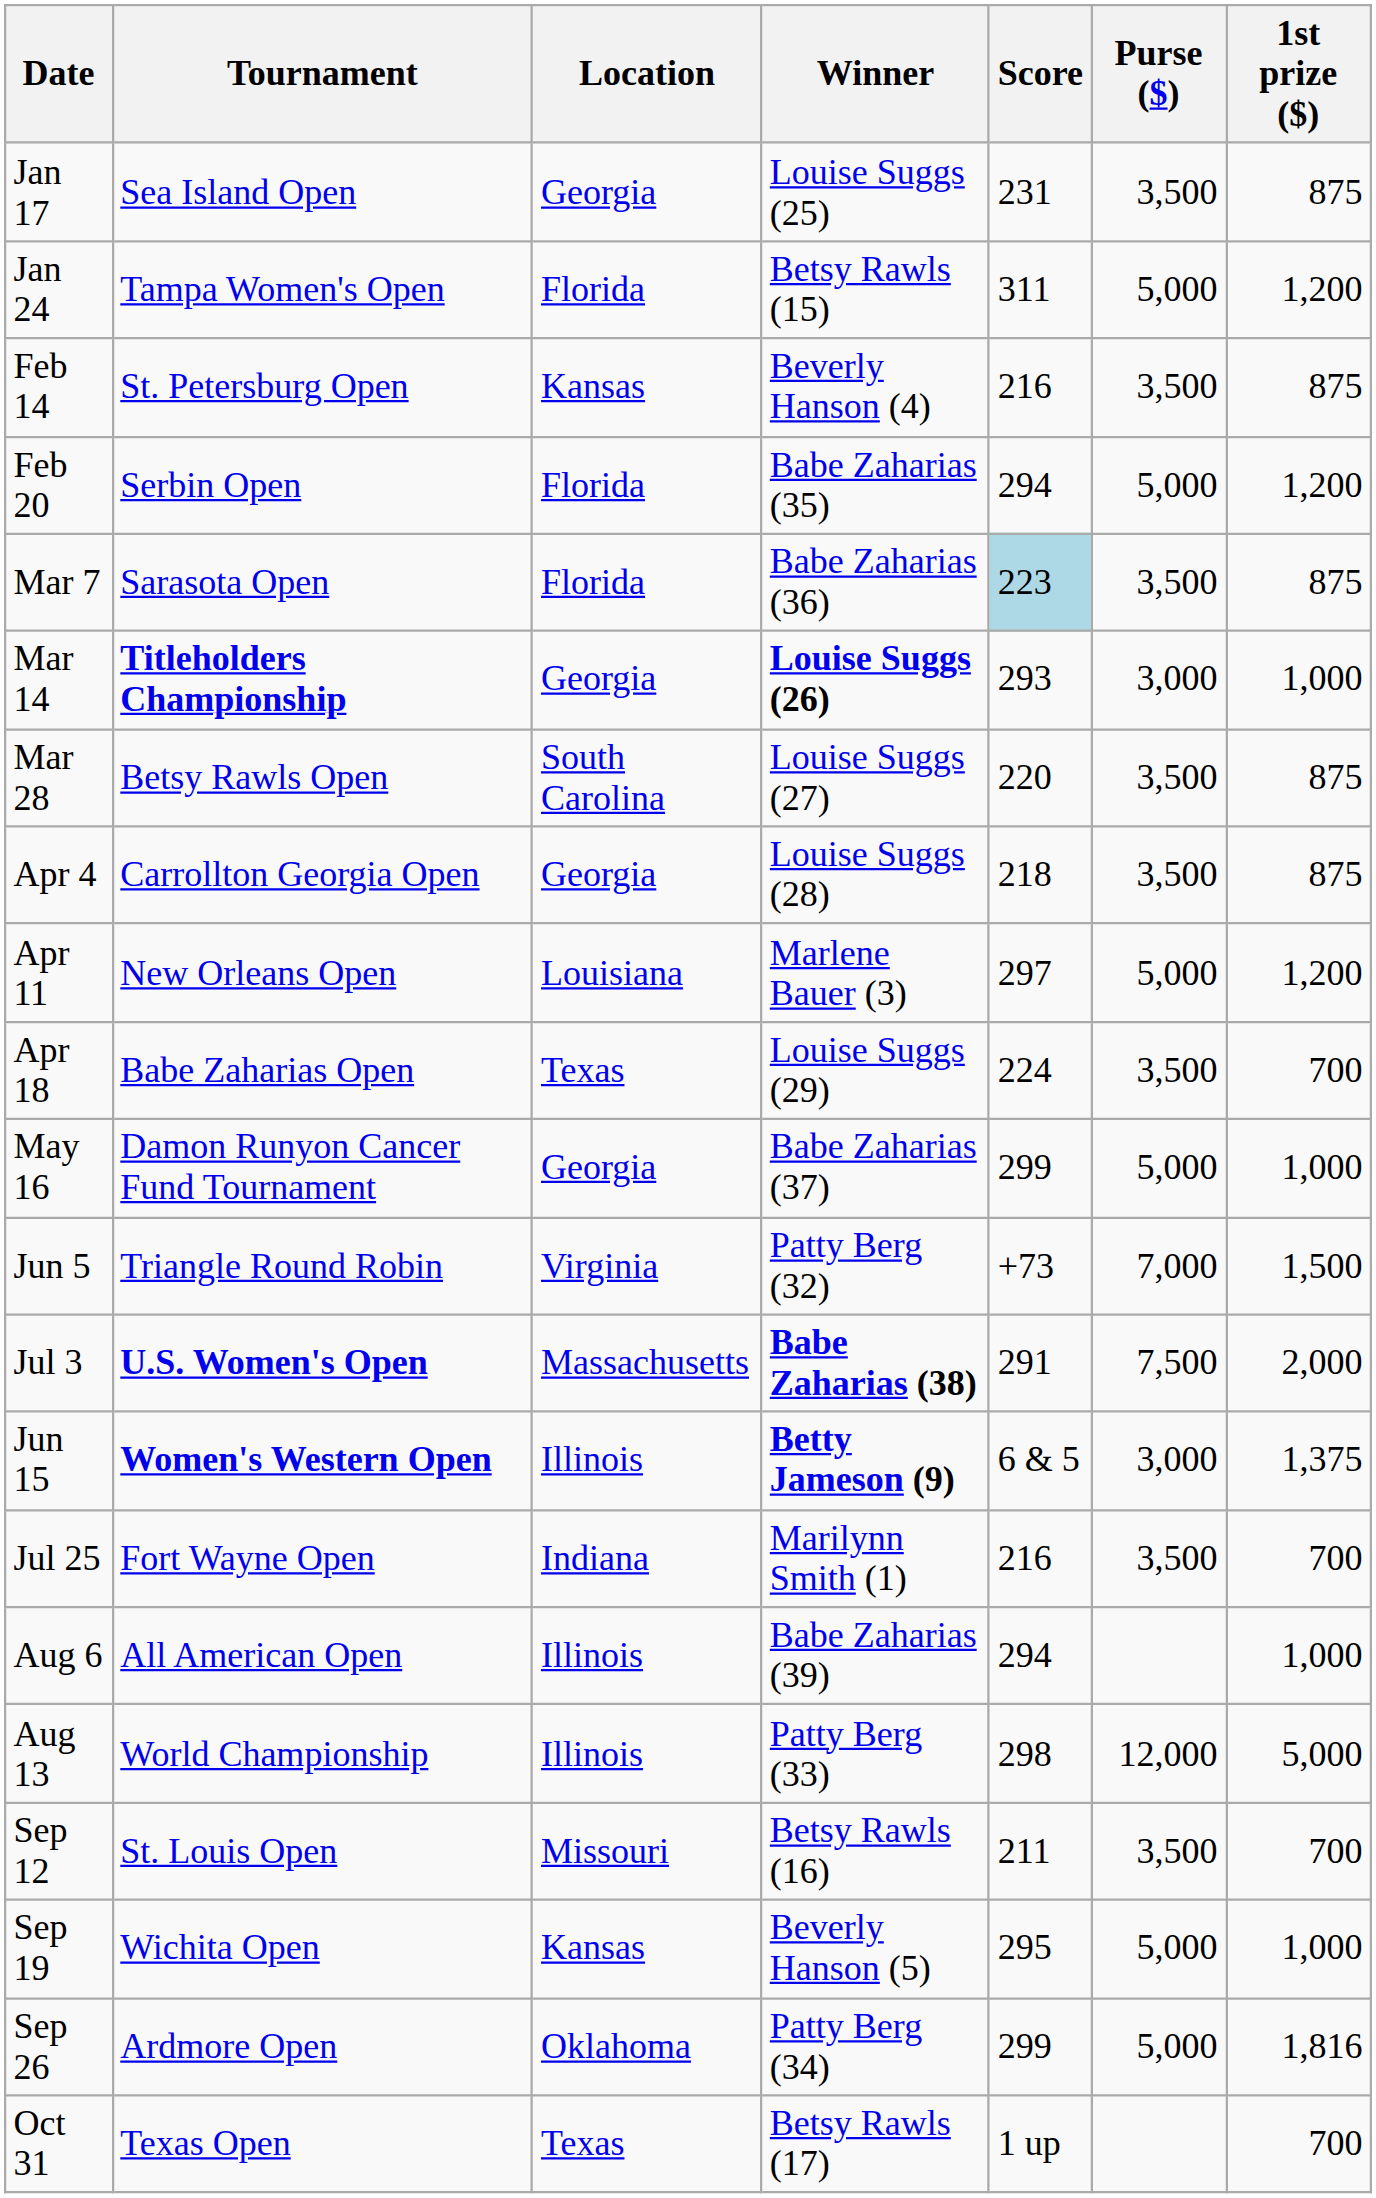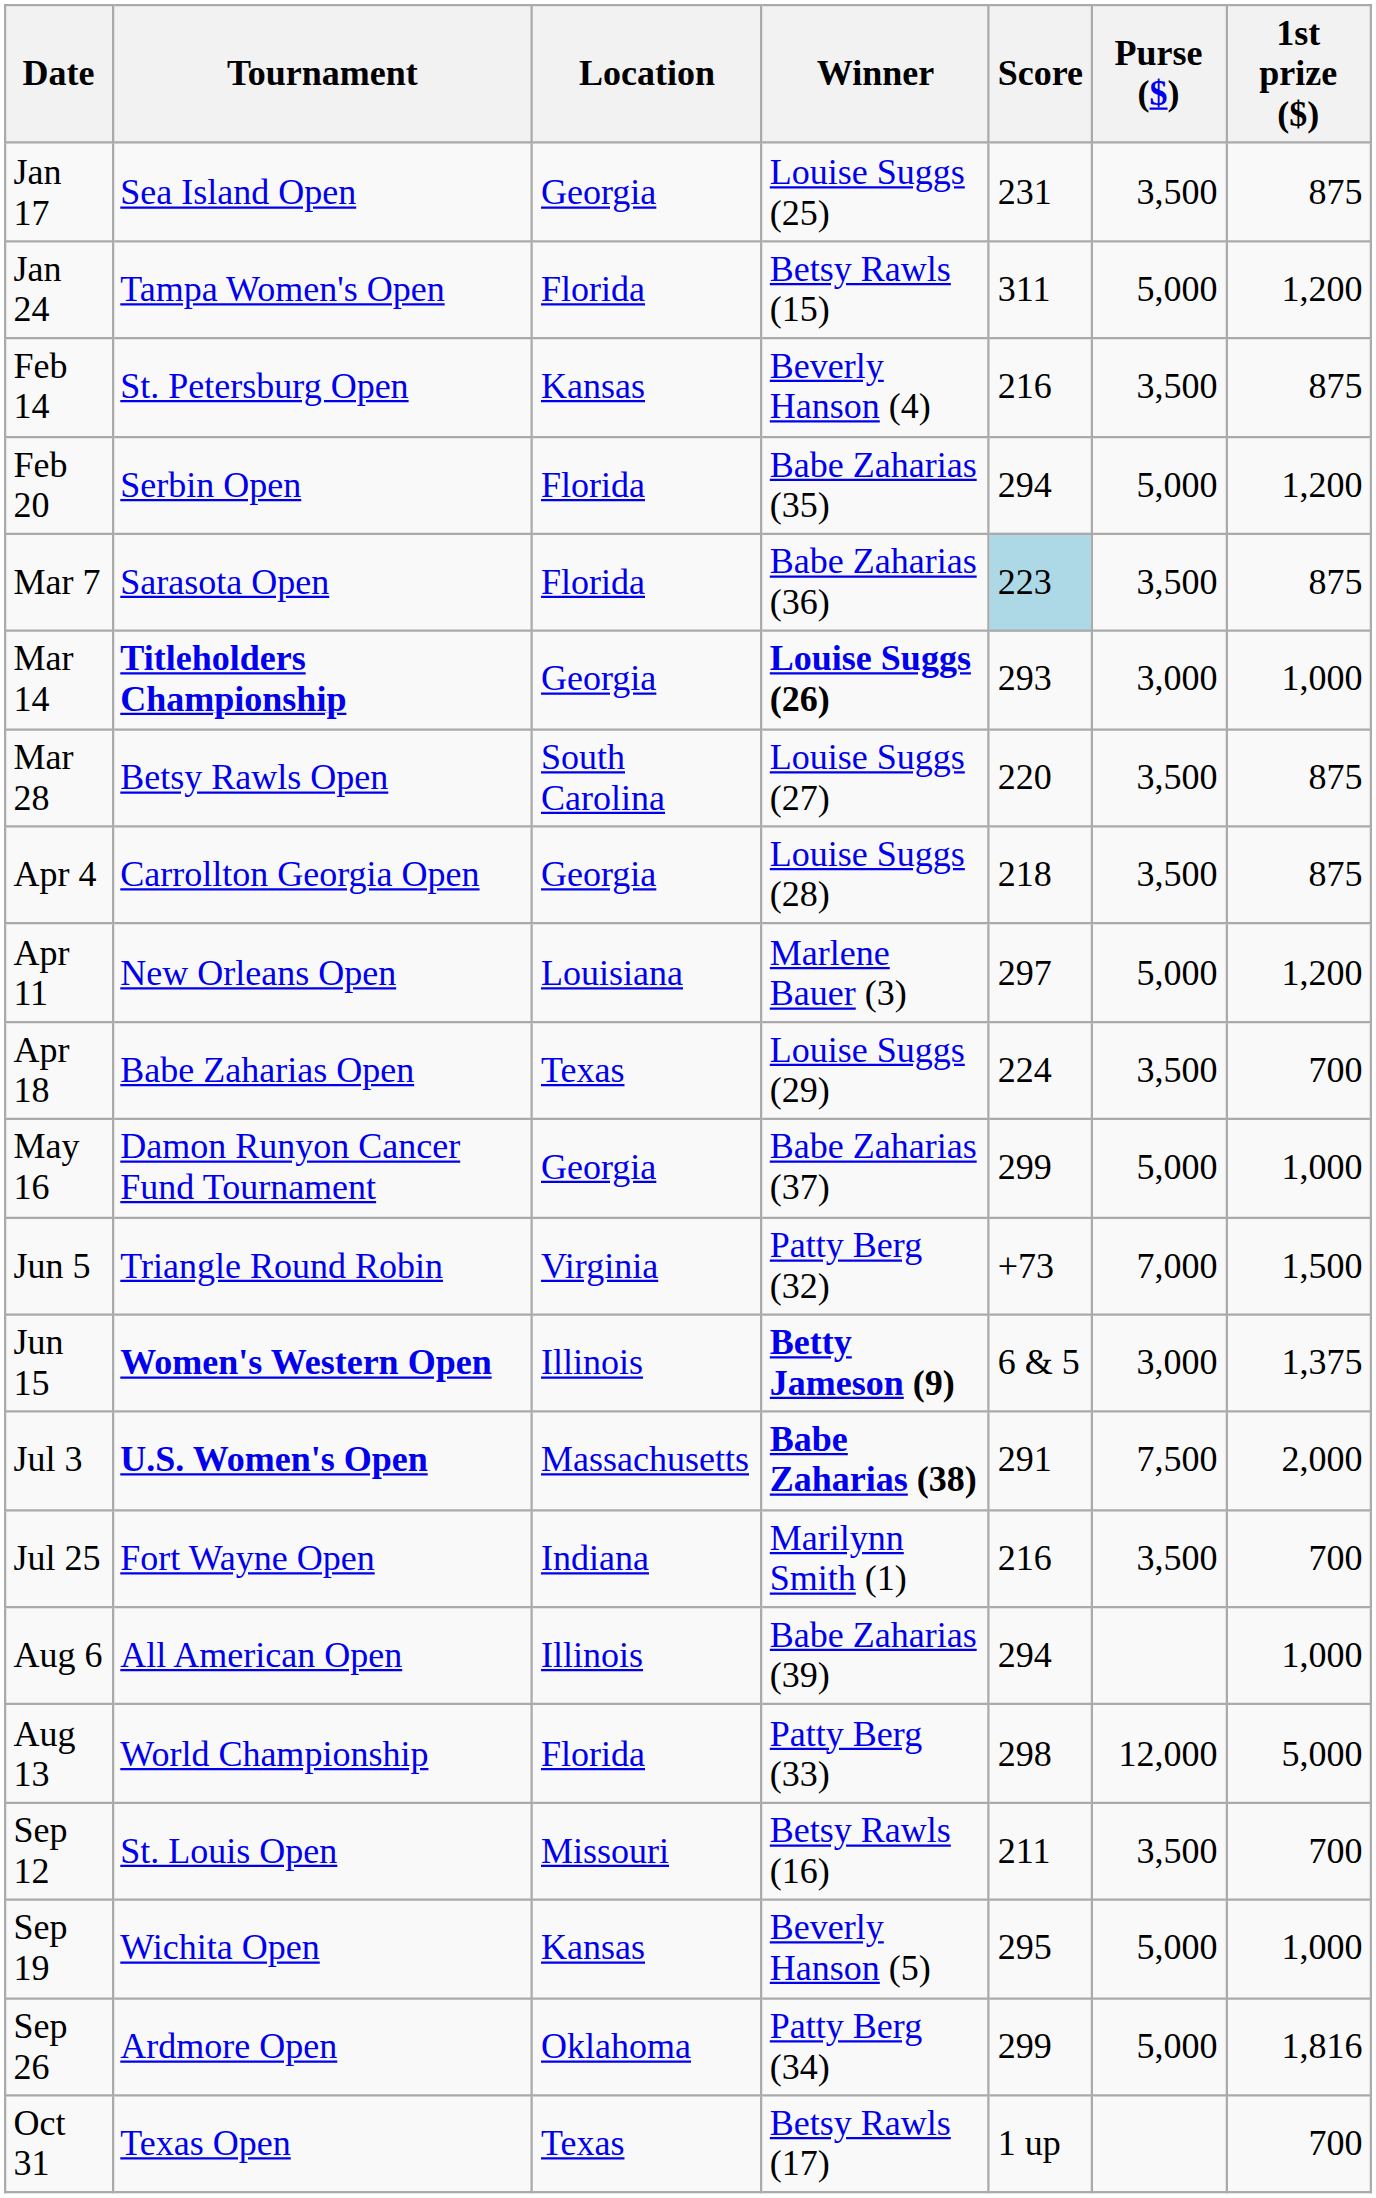rows swapped: (38, 1460) <-> (48, 1362)
(592, 1752) Illinois -> (593, 1752) Florida
